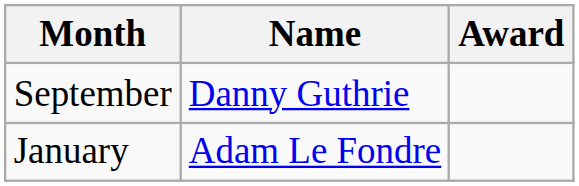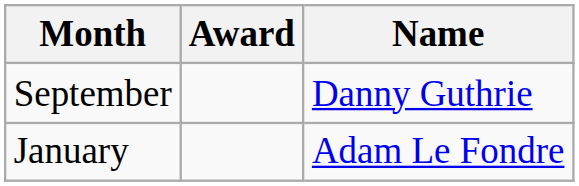columns swapped: (315, 33) <-> (511, 33)
